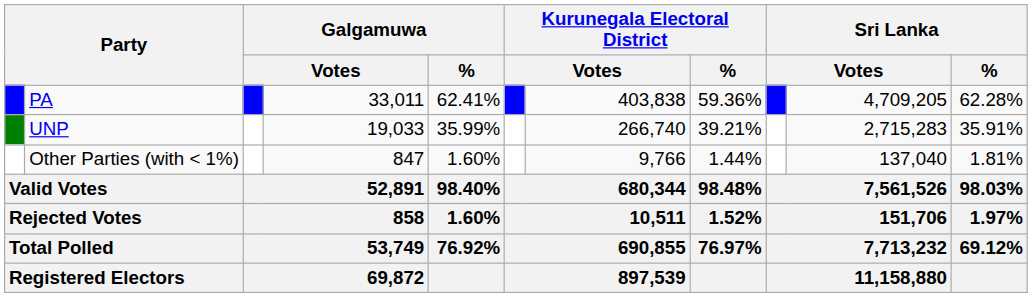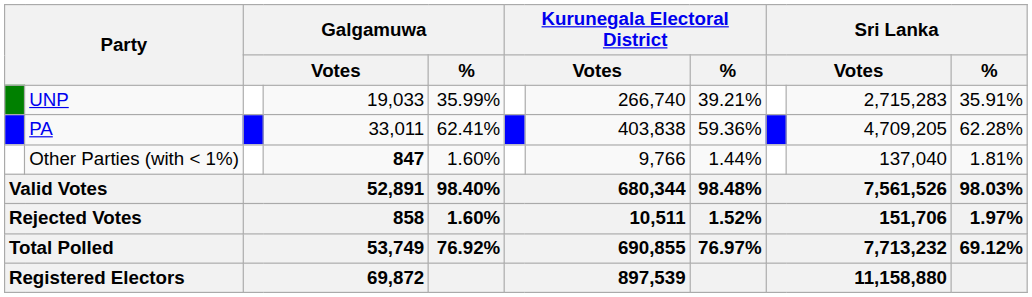rows swapped: (41, 99) <-> (49, 129)
(409, 159) normal -> (409, 159) bold
